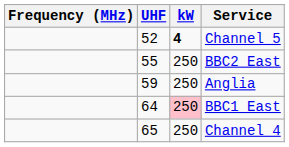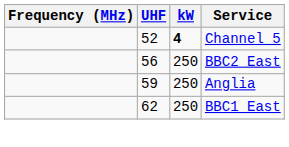(149, 62) 55 -> (149, 62) 56
(149, 108) 64 -> (149, 108) 62
(186, 108) pink background -> (186, 108) no background
- row: (243, 130)
